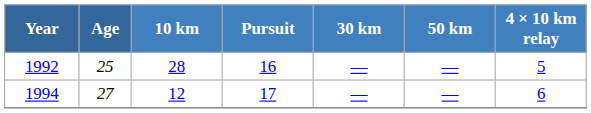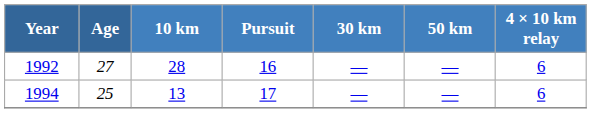(105, 66) 25 -> (105, 66) 27
(541, 66) 5 -> (541, 66) 6
(105, 94) 27 -> (105, 94) 25
(177, 94) 12 -> (177, 94) 13
